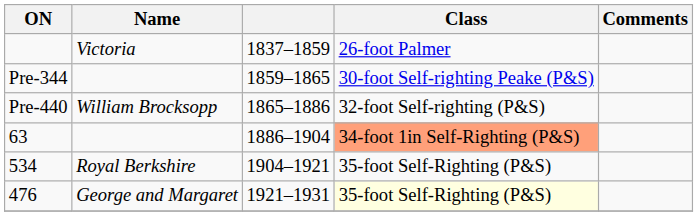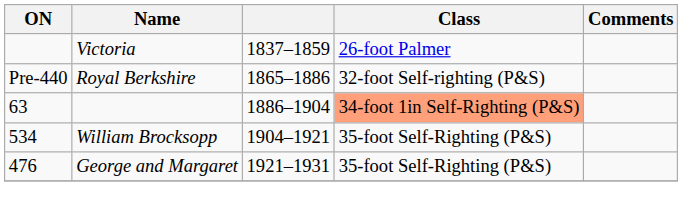- row: (38, 78)
(147, 107) William Brocksopp -> (136, 78) Royal Berkshire
(136, 166) Royal Berkshire -> (147, 136) William Brocksopp
(445, 195) lightyellow background -> (445, 166) no background
